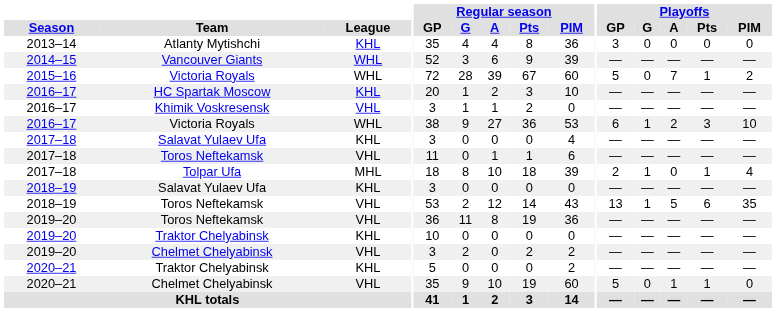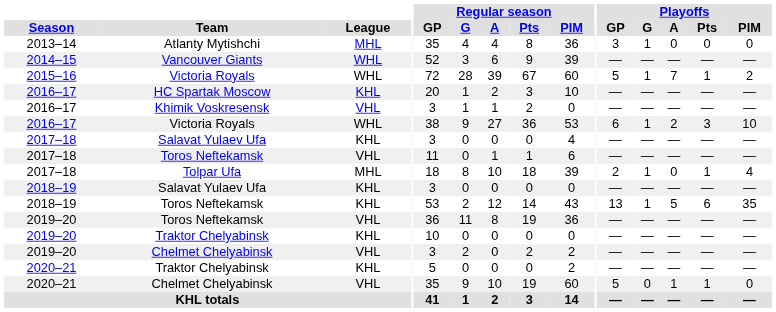(368, 44) KHL -> (368, 44) MHL
(647, 44) 0 -> (647, 44) 1
(647, 76) 0 -> (647, 76) 1
(368, 204) VHL -> (368, 204) KHL
